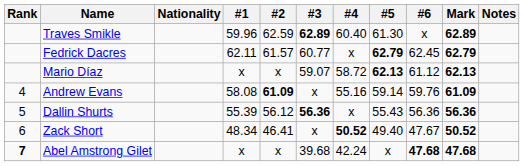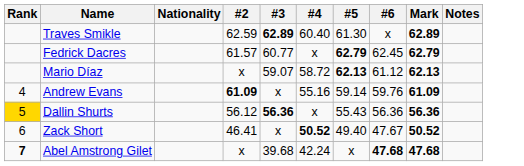- column: (242, 14)
(22, 111) no background -> (22, 111) gold background
